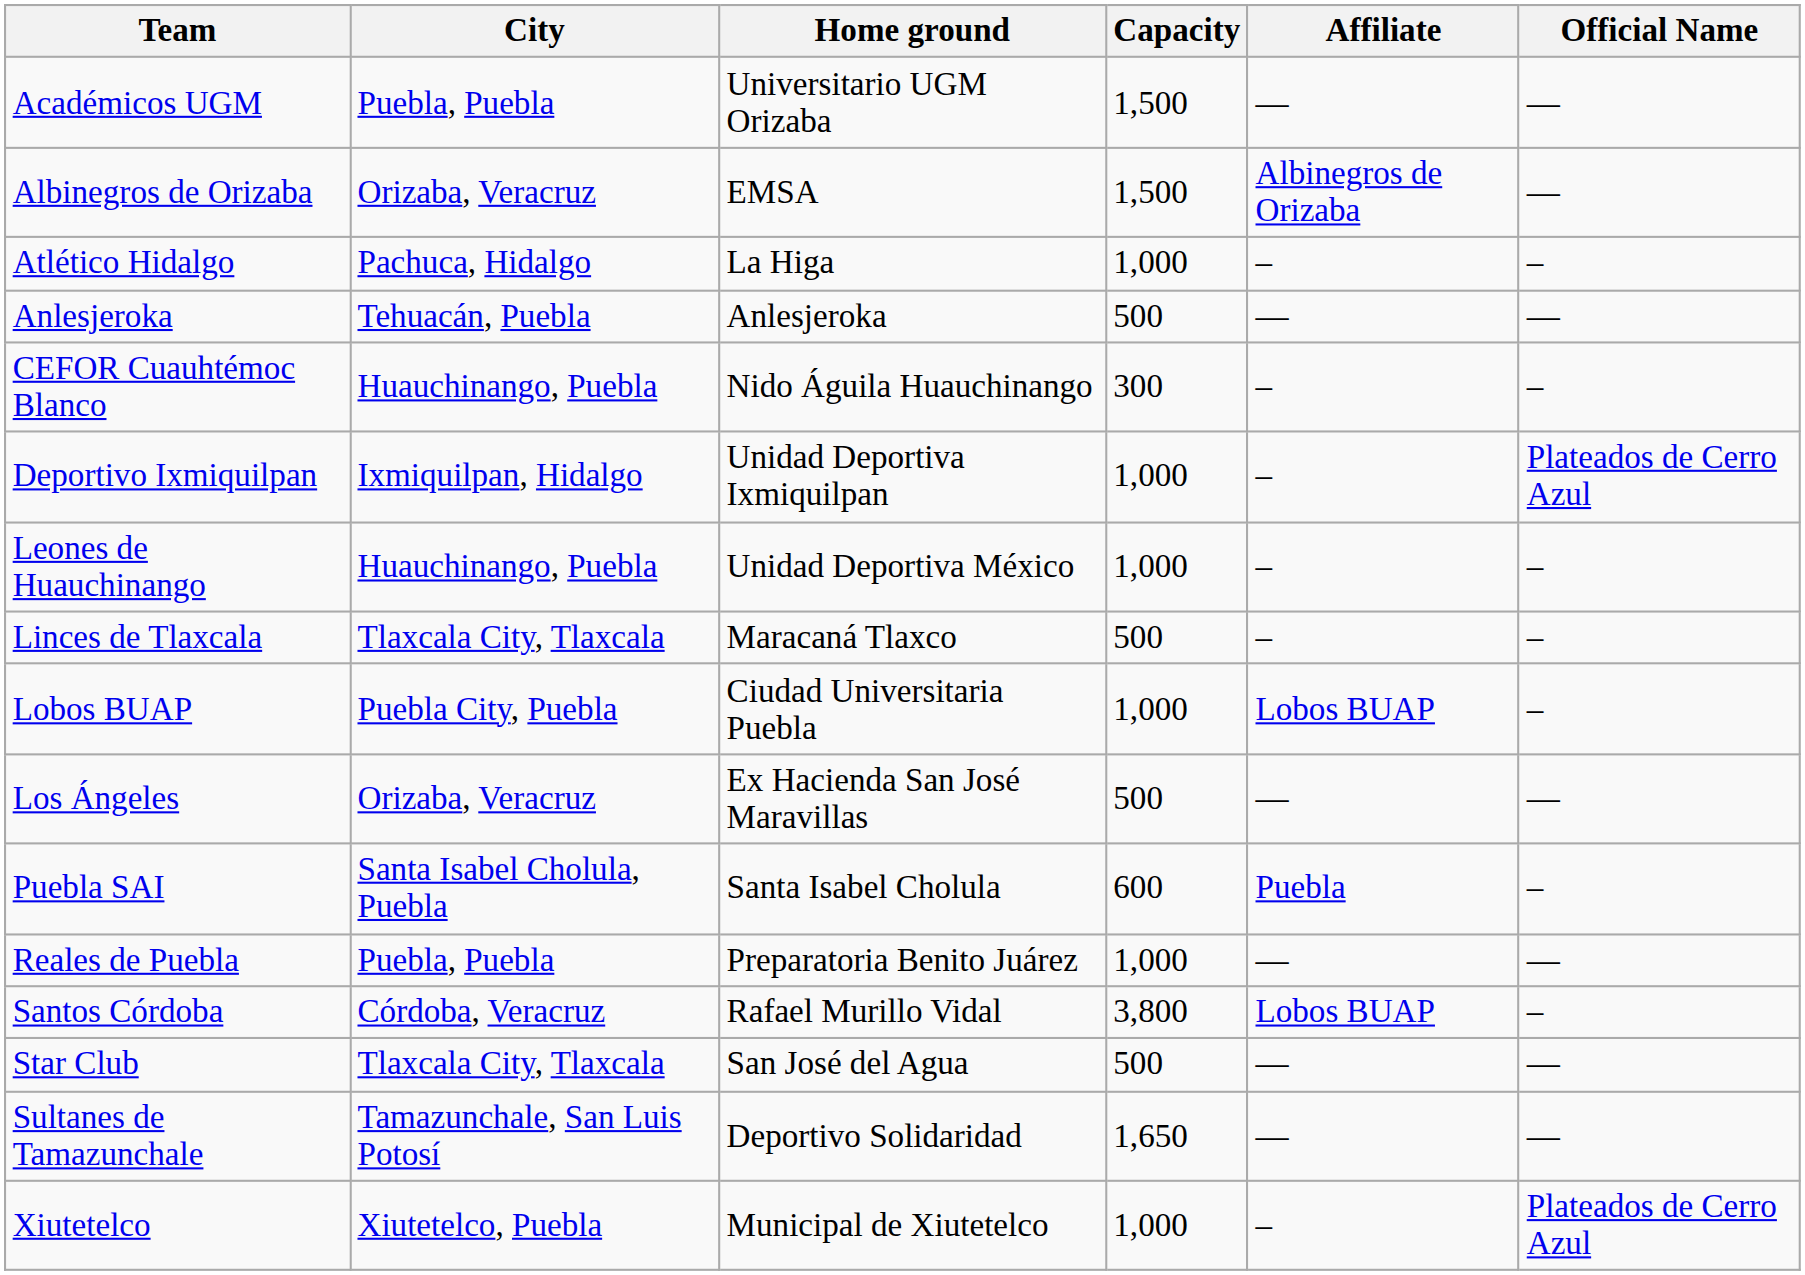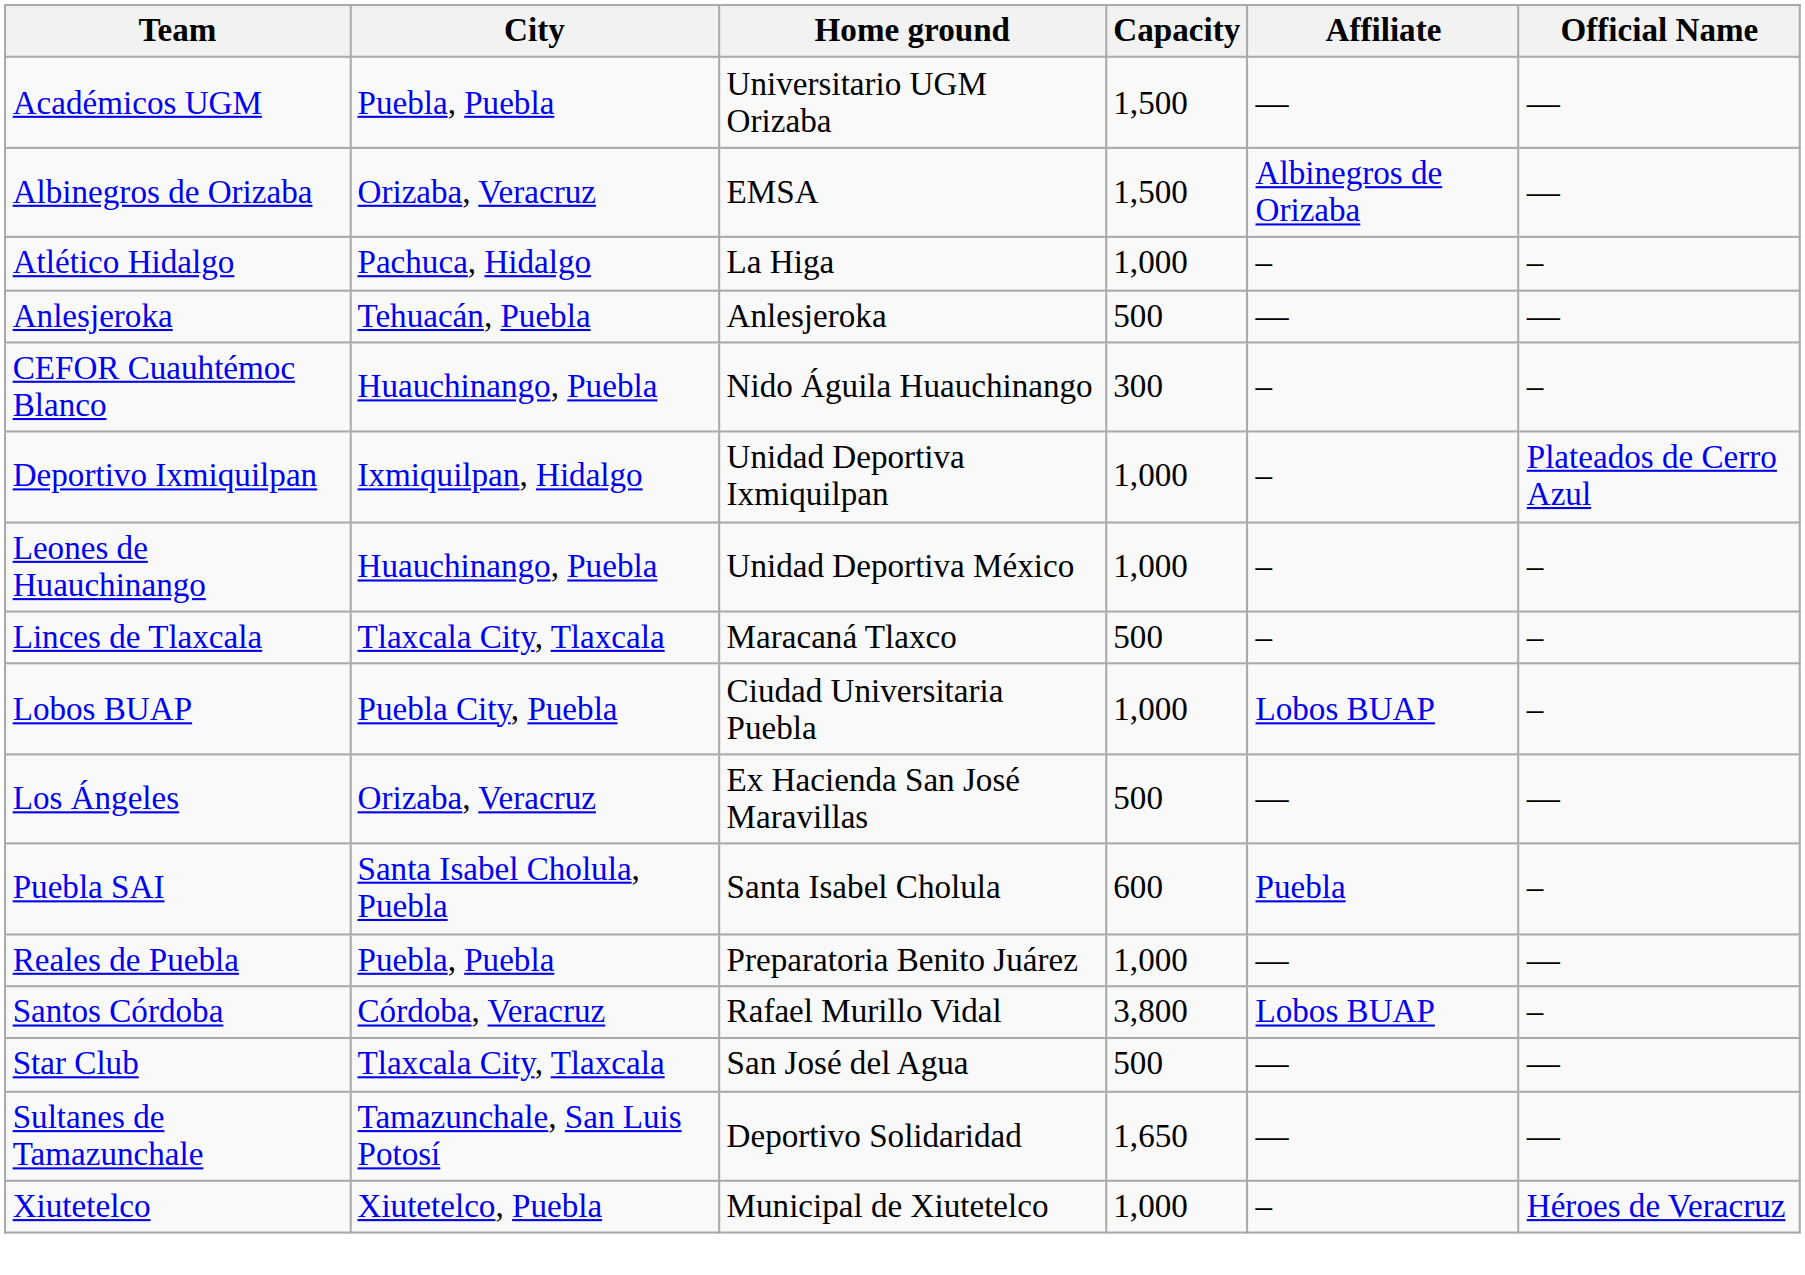(1652, 1225) Plateados de Cerro Azul -> (1656, 1206) Héroes de Veracruz
